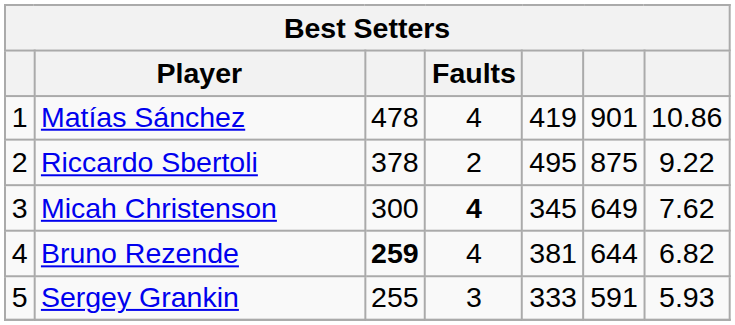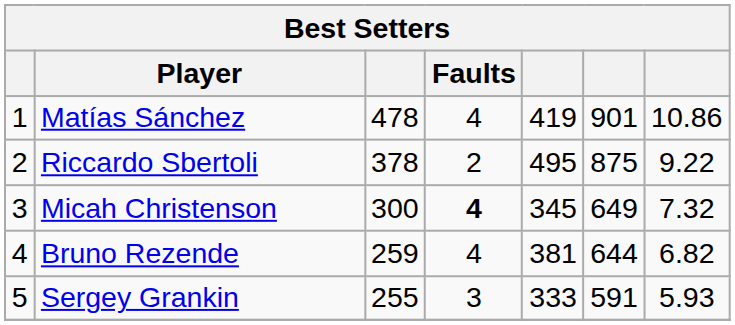(687, 208) 7.62 -> (687, 208) 7.32
(395, 253) bold -> (395, 253) normal
